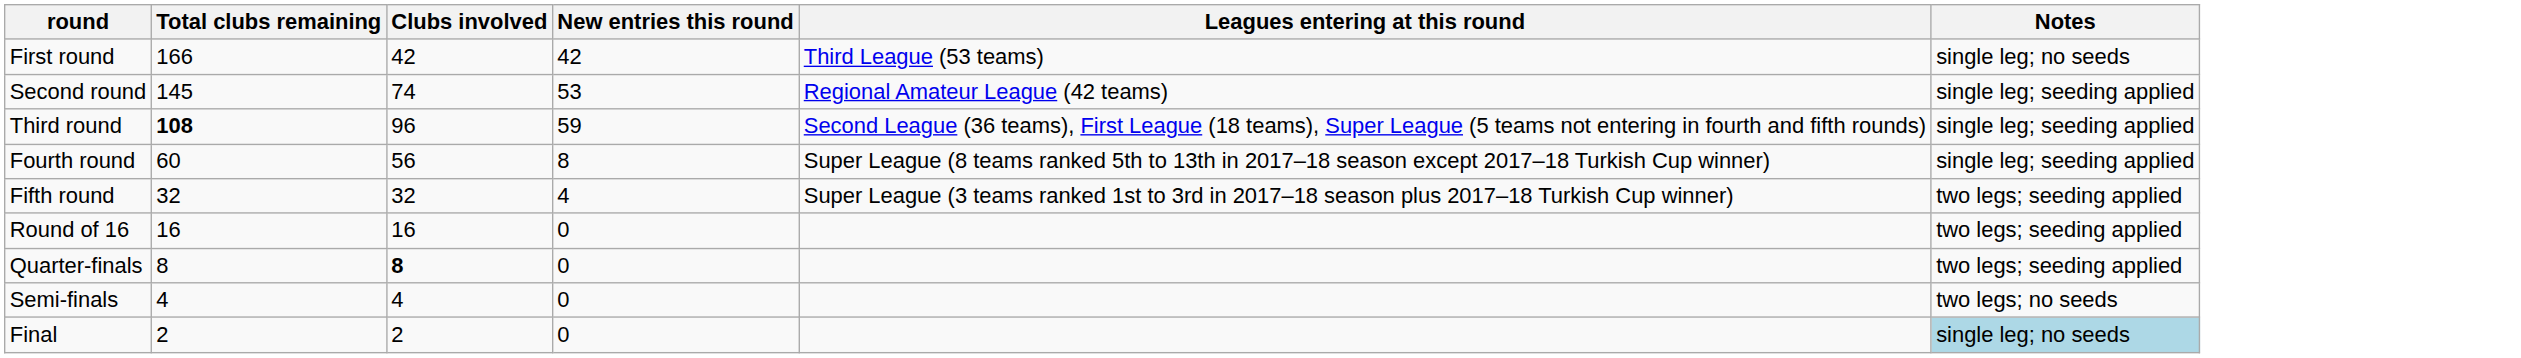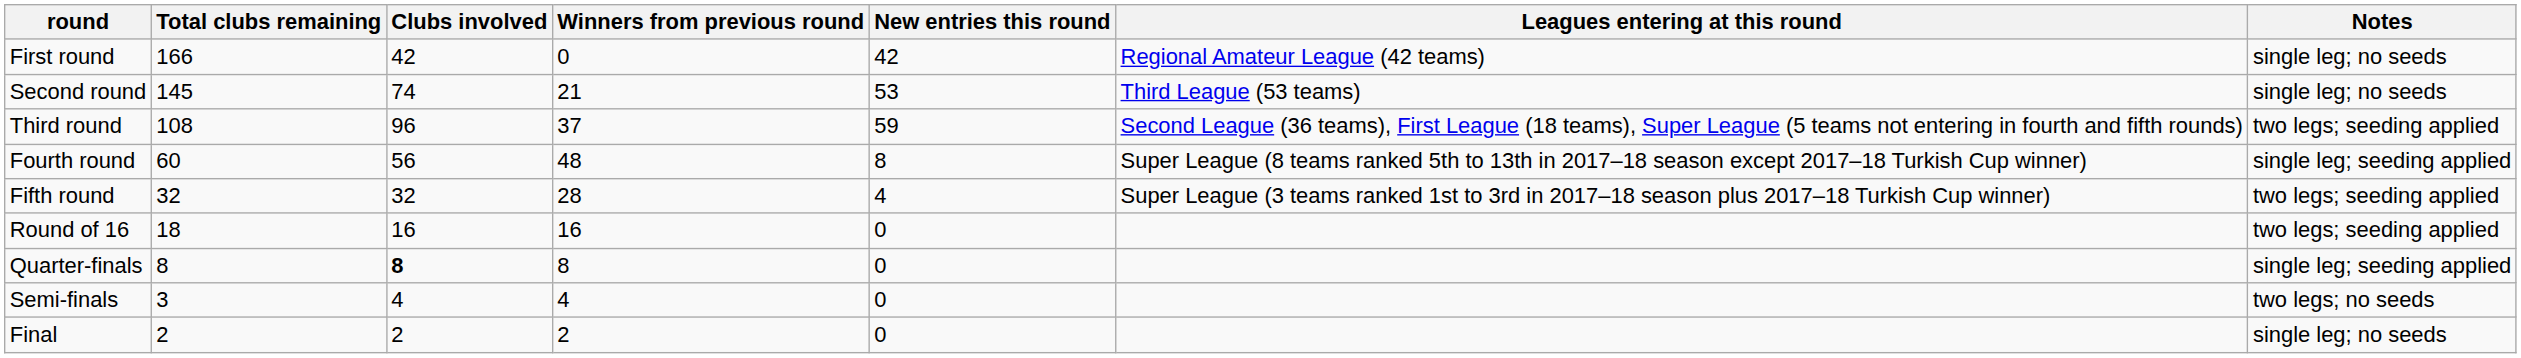+ column: (711, 21)
(924, 56) Third League (53 teams) -> (1303, 56) Regional Amateur League (42 teams)
(986, 91) Regional Amateur League (42 teams) -> (1241, 91) Third League (53 teams)
(2065, 91) single leg; seeding applied -> (2350, 91) single leg; no seeds
(175, 126) bold -> (175, 126) normal
(2065, 126) single leg; seeding applied -> (2376, 126) two legs; seeding applied
(169, 230) 16 -> (169, 230) 18
(2059, 265) two legs; seeding applied -> (2382, 265) single leg; seeding applied
(162, 299) 4 -> (162, 299) 3
(2033, 334) lightblue background -> (2350, 334) no background
